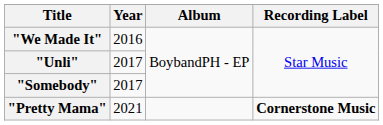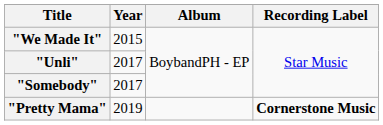(128, 39) 2016 -> (128, 39) 2015
(128, 108) 2021 -> (128, 108) 2019
